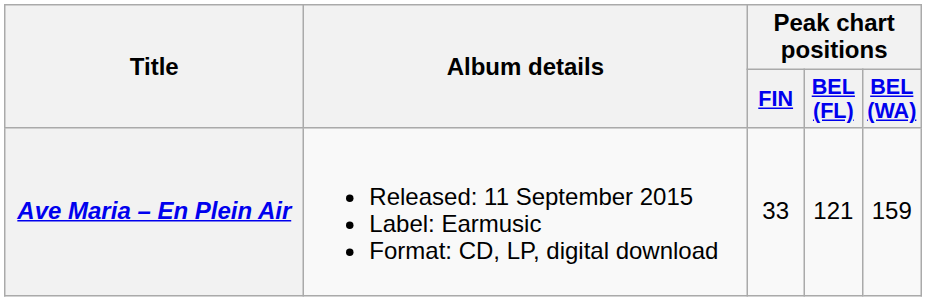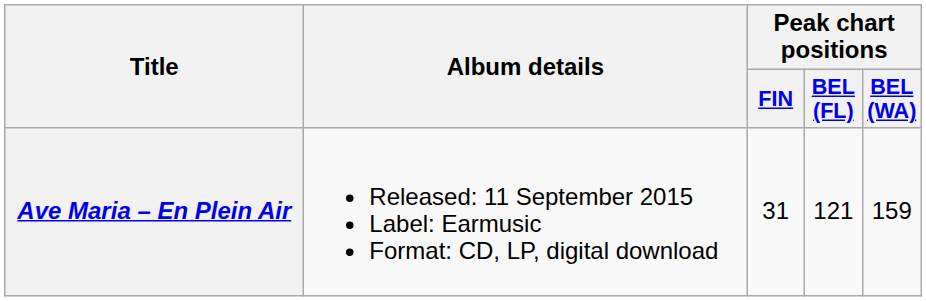(776, 211) 33 -> (776, 211) 31
